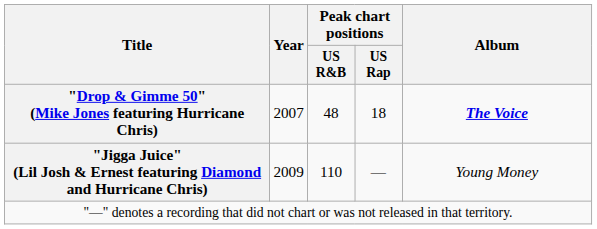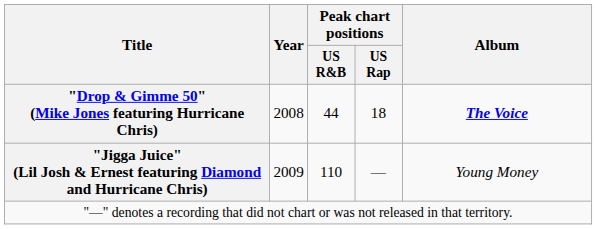(289, 113) 2007 -> (289, 113) 2008
(331, 113) 48 -> (331, 113) 44
